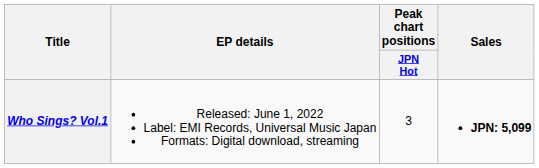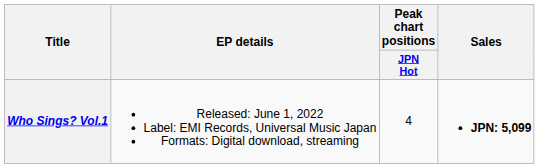(409, 121) 3 -> (409, 121) 4
